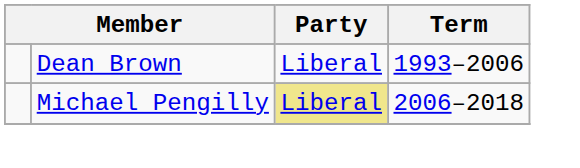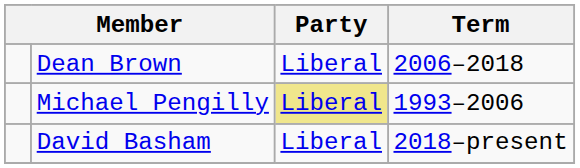(459, 64) 1993–2006 -> (459, 64) 2006–2018
(459, 103) 2006–2018 -> (459, 103) 1993–2006
+ row: (124, 143)
